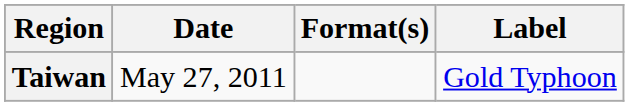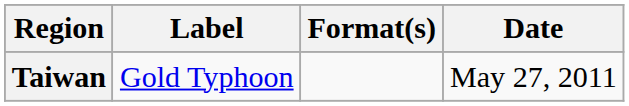columns swapped: (203, 28) <-> (530, 28)
